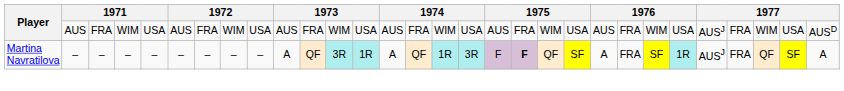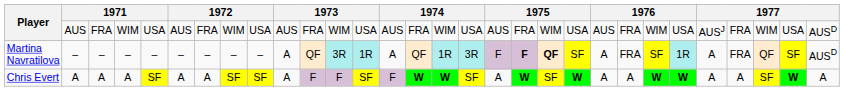(551, 55) normal -> (551, 55) bold
(712, 55) AUSJ -> (712, 55) A
(823, 55) A -> (823, 55) AUSD
+ row: (33, 77)
